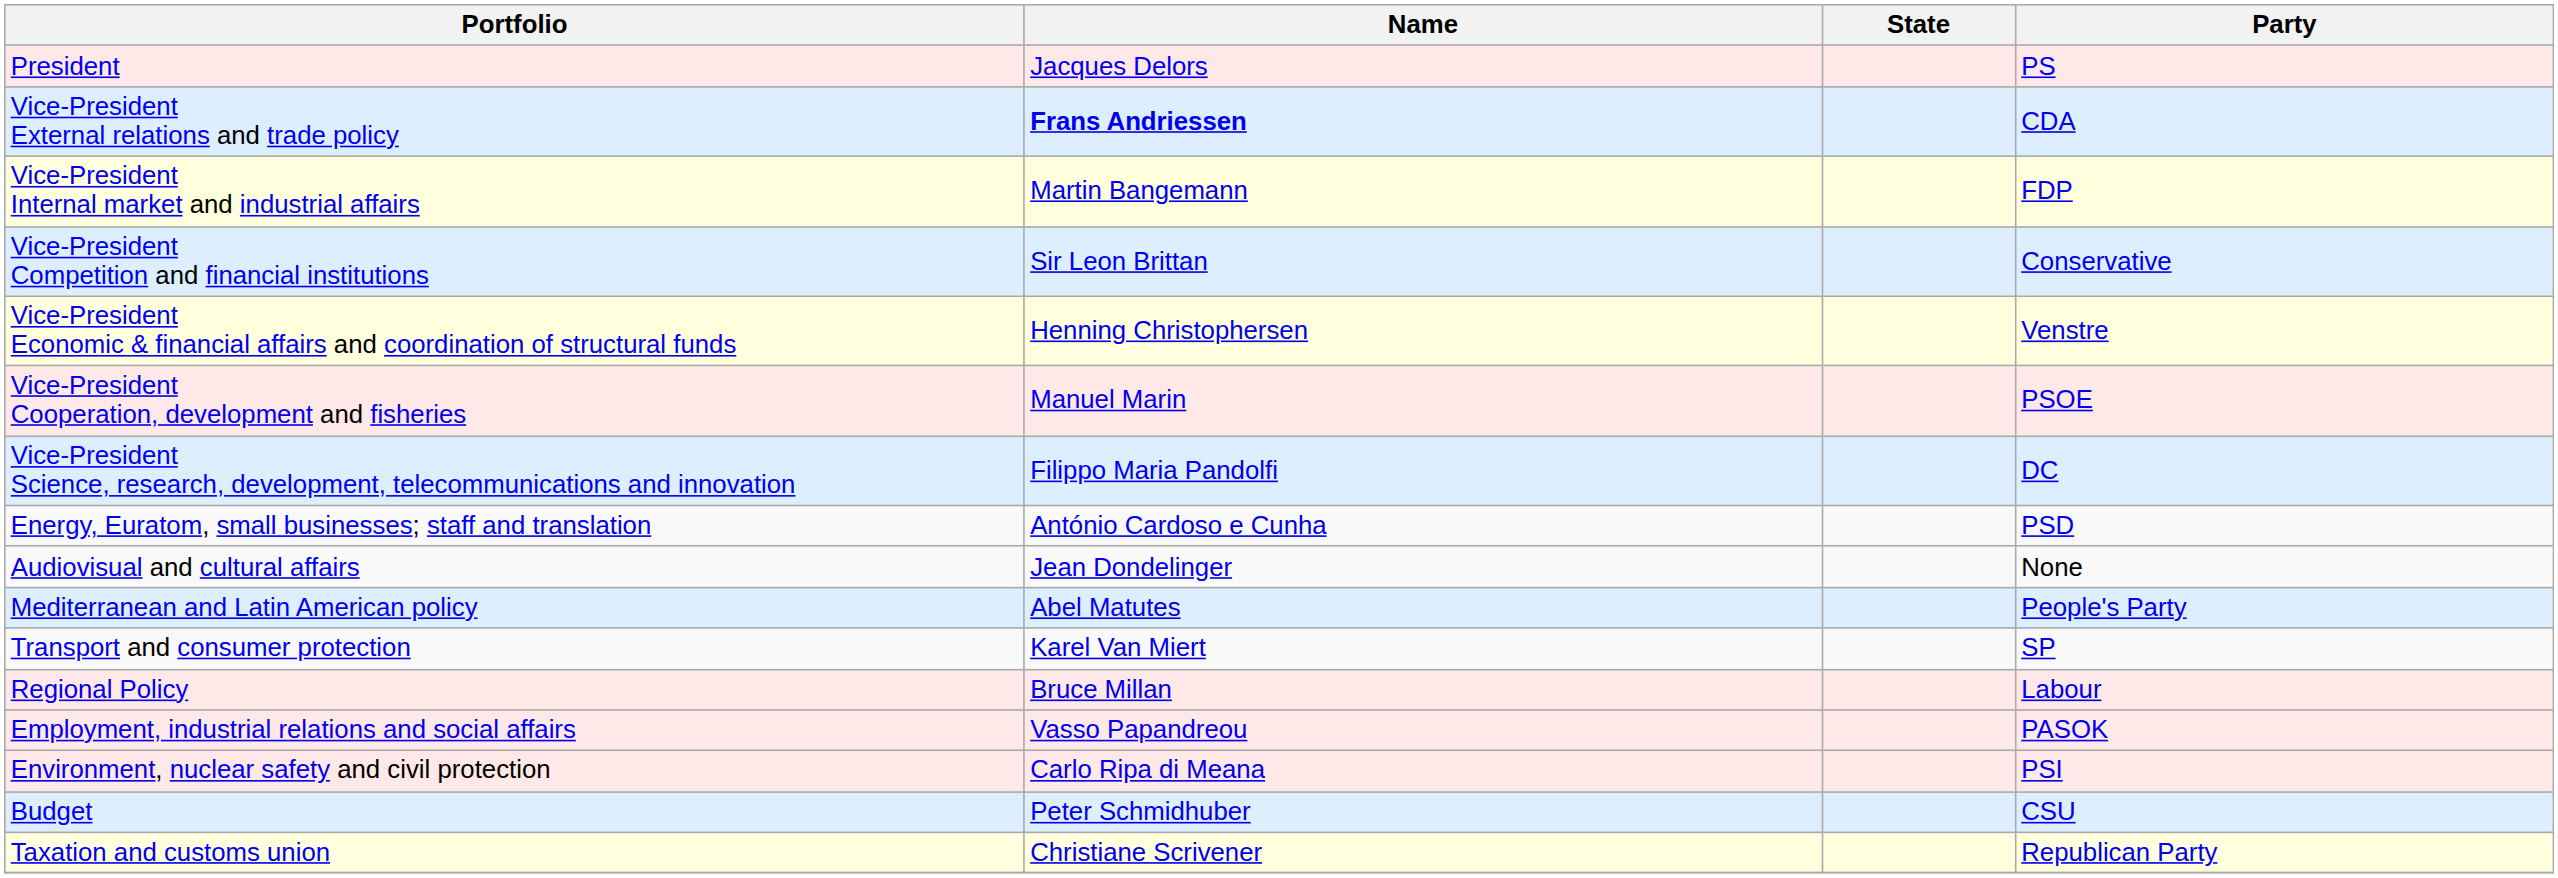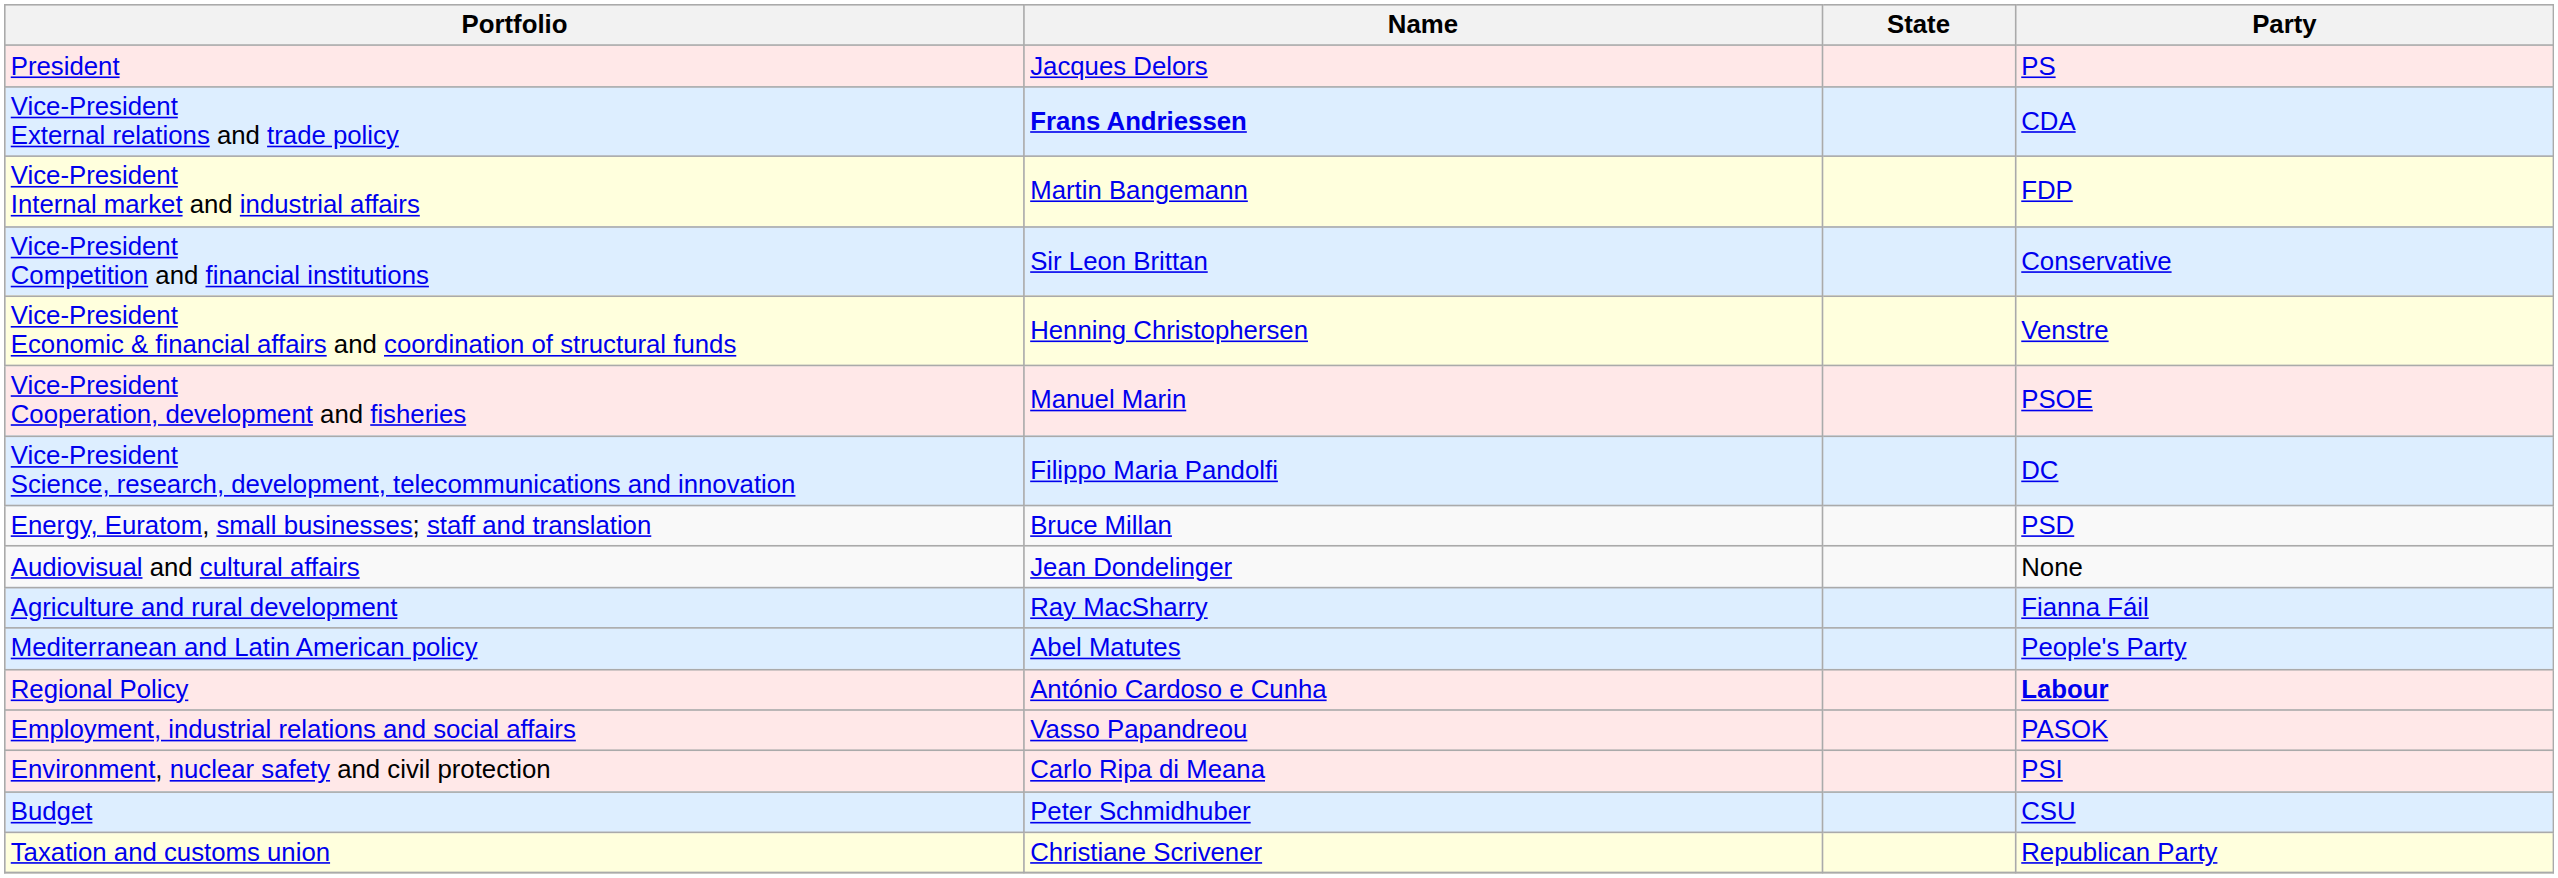(1178, 525) António Cardoso e Cunha -> (1101, 525) Bruce Millan
+ row: (204, 607)
- row: (211, 648)
(1101, 689) Bruce Millan -> (1178, 689) António Cardoso e Cunha
(2061, 689) normal -> (2065, 689) bold
